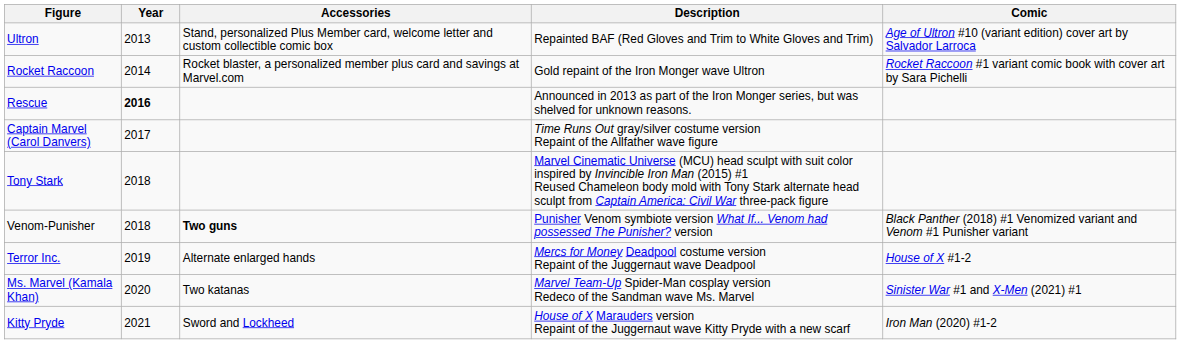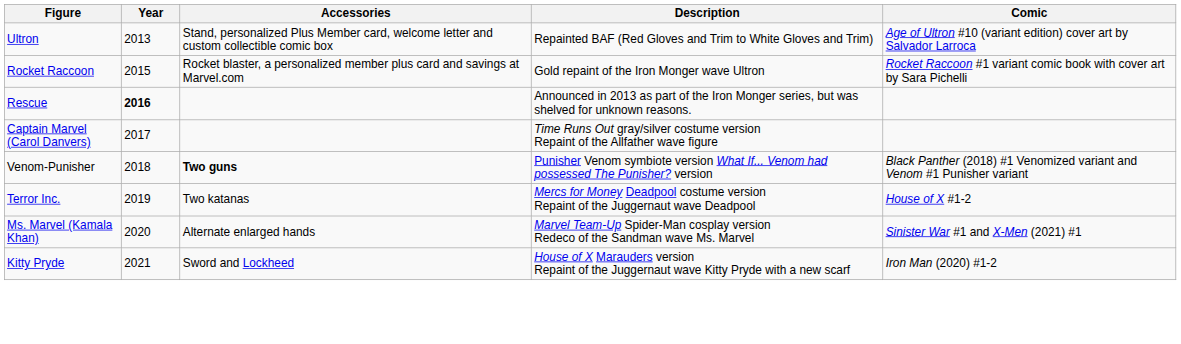(137, 71) 2014 -> (137, 71) 2015
- row: (35, 181)
(249, 258) Alternate enlarged hands -> (216, 199) Two katanas
(216, 290) Two katanas -> (249, 231) Alternate enlarged hands
